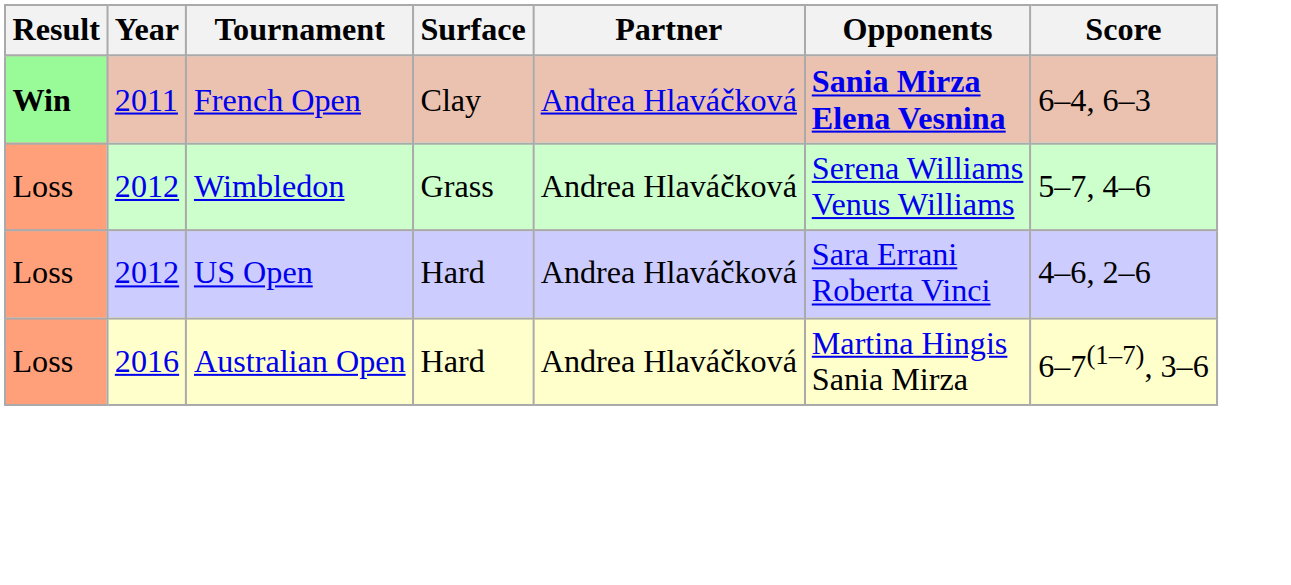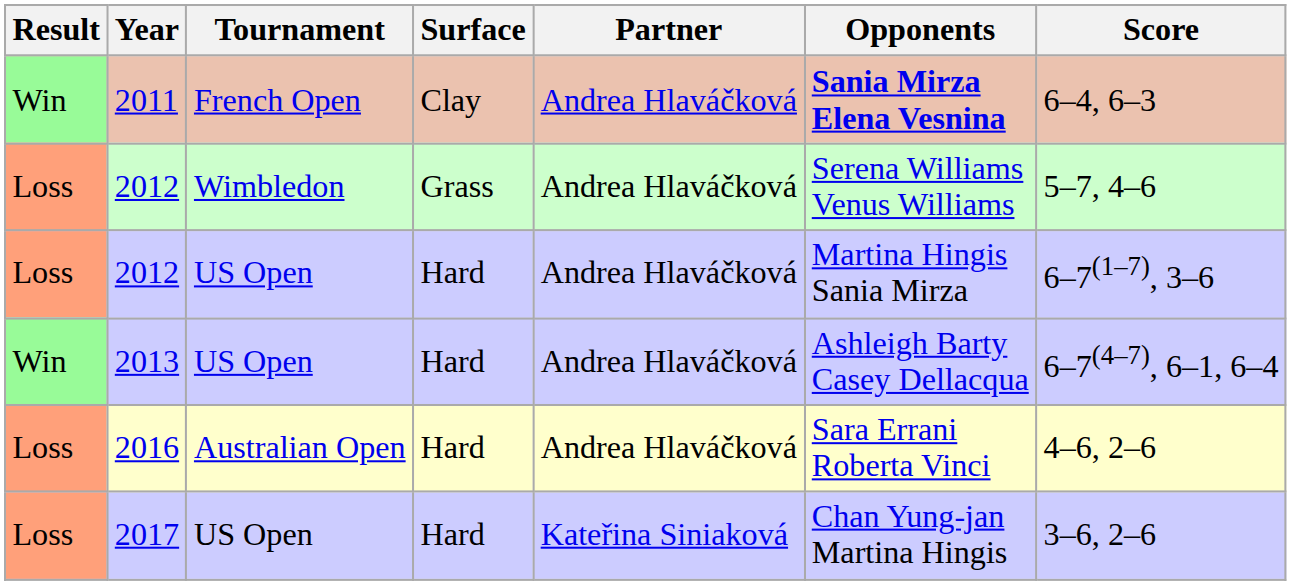(42, 99) bold -> (39, 99) normal
(901, 273) Sara Errani Roberta Vinci -> (910, 273) Martina Hingis Sania Mirza
(1094, 273) 4–6, 2–6 -> (1129, 273) 6–7(1–7), 3–6
+ row: (147, 360)
(910, 360) Martina Hingis Sania Mirza -> (901, 447) Sara Errani Roberta Vinci
(1123, 360) 6–7(1–7), 3–6 -> (1100, 447) 4–6, 2–6
+ row: (147, 535)
